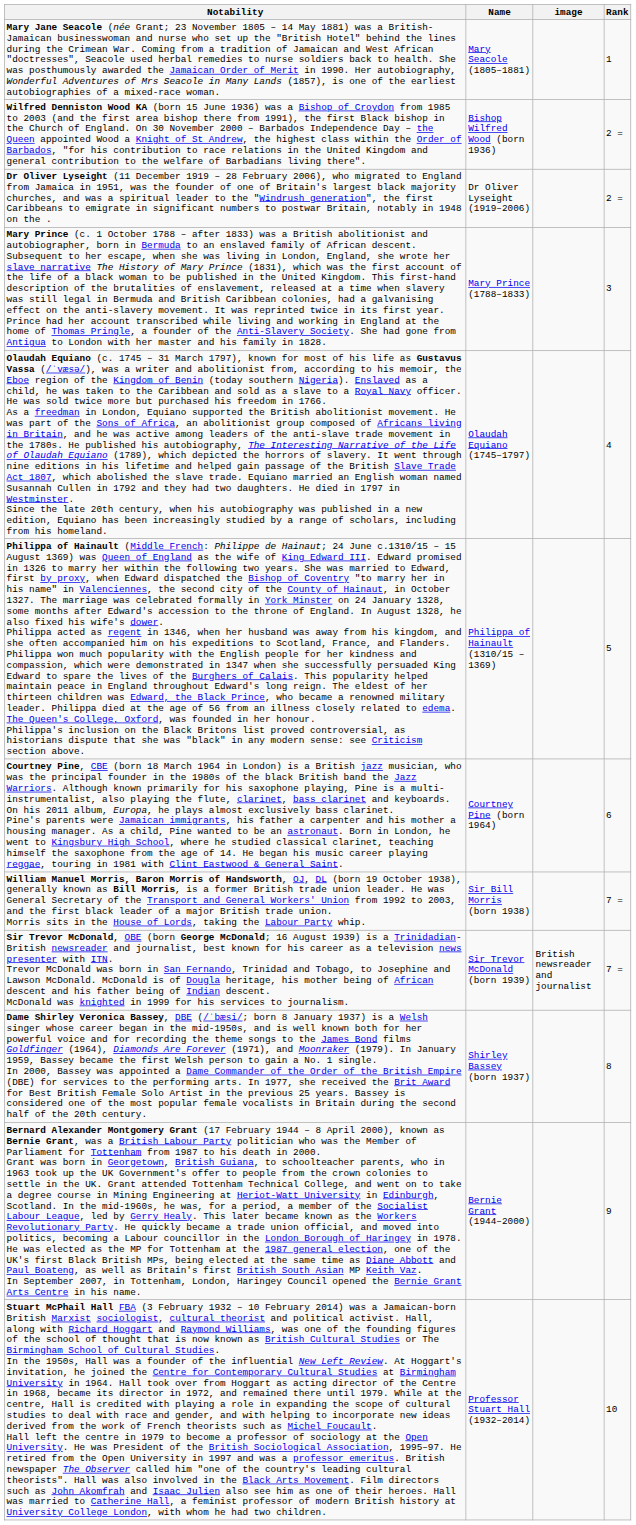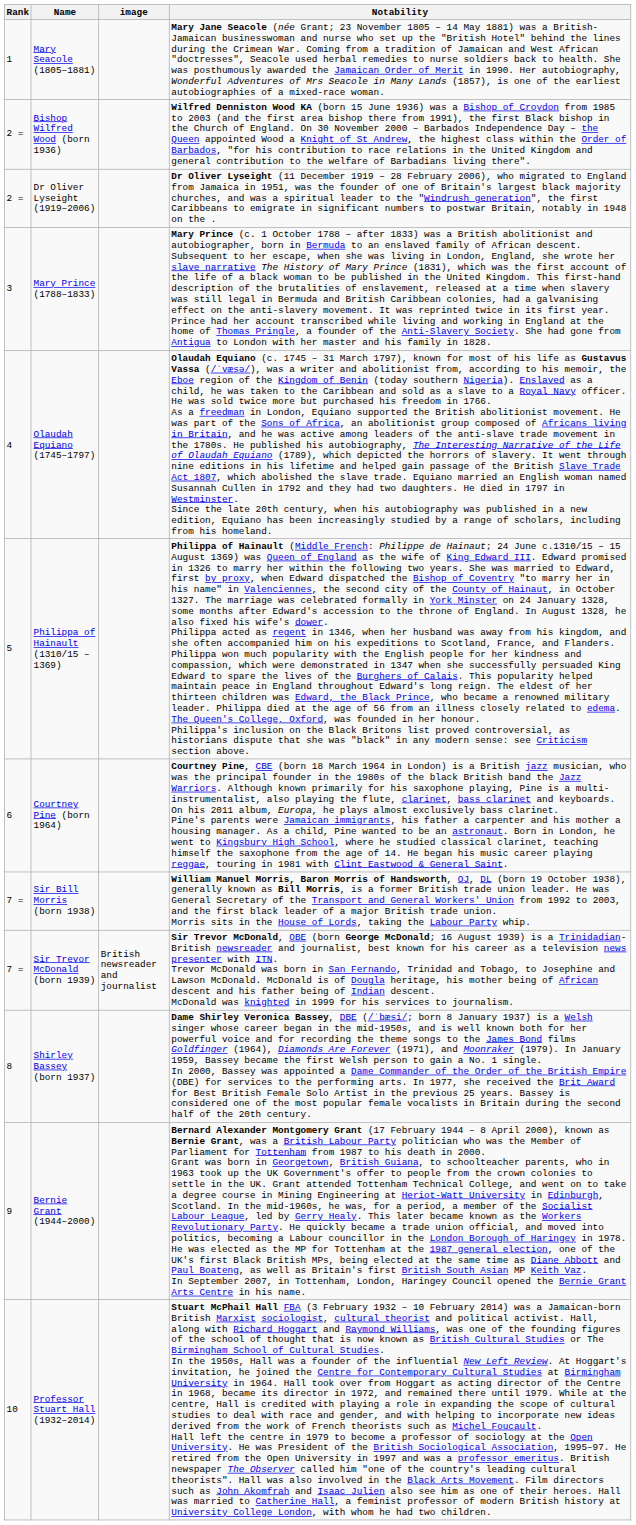columns swapped: (617, 12) <-> (235, 12)
